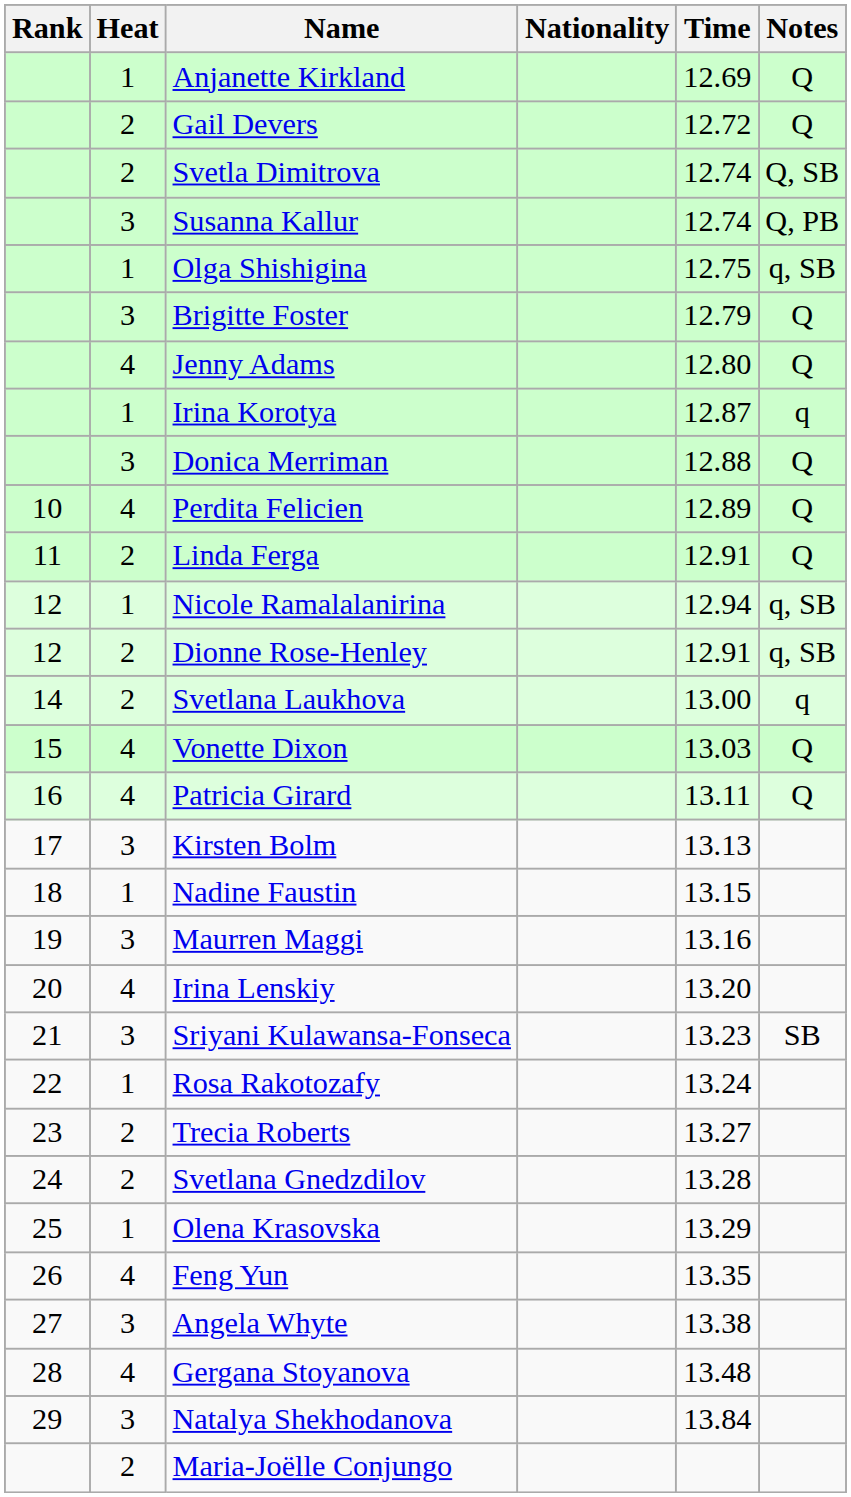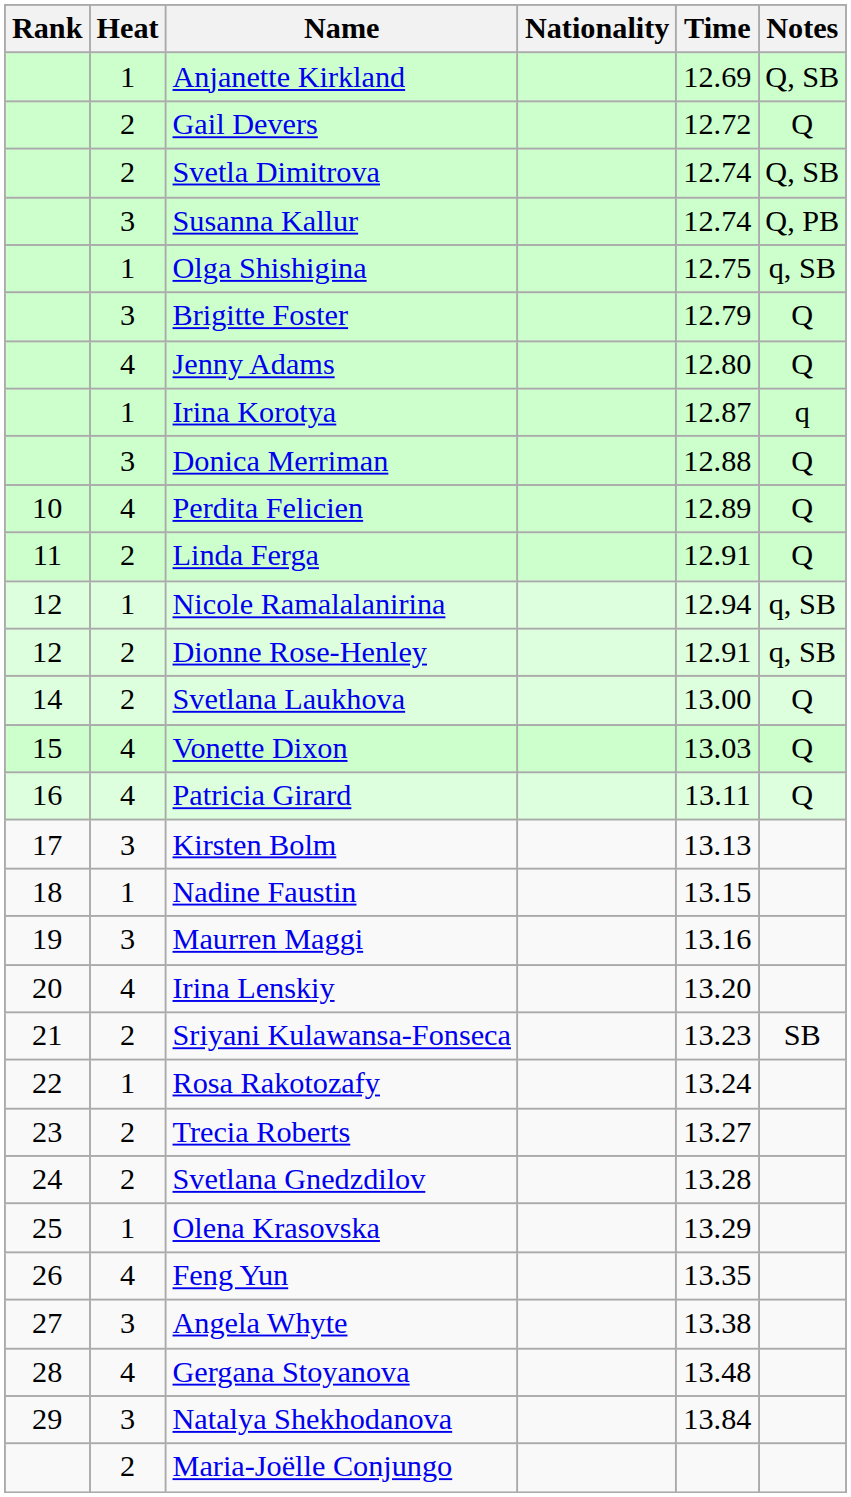(802, 76) Q -> (802, 76) Q, SB
(802, 699) q -> (802, 699) Q
(128, 1035) 3 -> (128, 1035) 2
